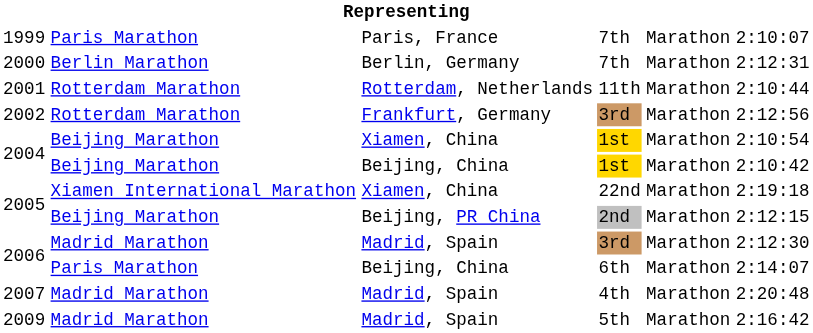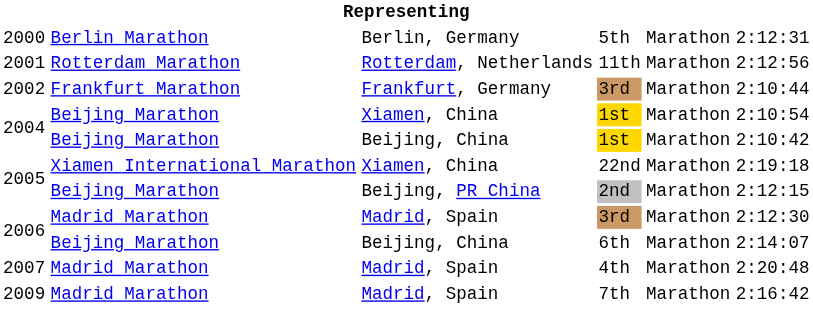- row: (24, 38)
(614, 63) 7th -> (614, 38) 5th
(773, 89) 2:10:44 -> (773, 63) 2:12:56
(145, 115) Rotterdam Marathon -> (145, 89) Frankfurt Marathon
(773, 115) 2:12:56 -> (773, 89) 2:10:44
(124, 269) Paris Marathon -> (135, 243) Beijing Marathon
(614, 320) 5th -> (614, 294) 7th
